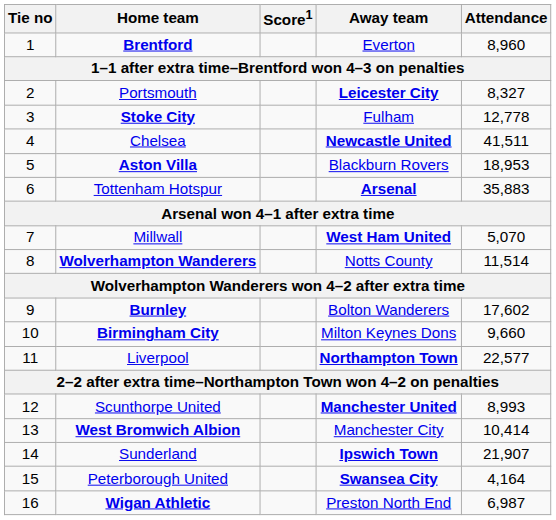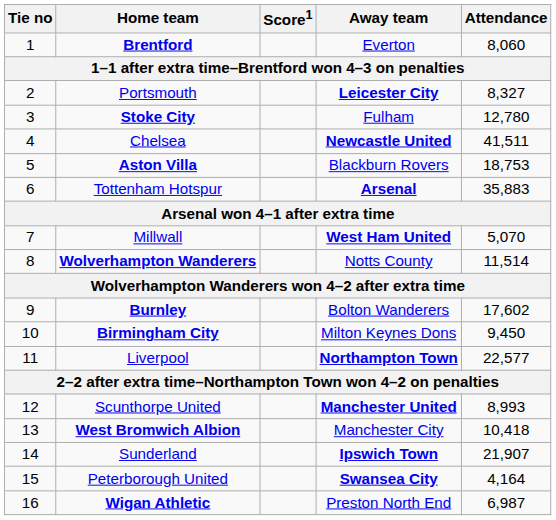(506, 44) 8,960 -> (506, 44) 8,060
(506, 117) 12,778 -> (506, 117) 12,780
(506, 165) 18,953 -> (506, 165) 18,753
(506, 334) 9,660 -> (506, 334) 9,450
(506, 430) 10,414 -> (506, 430) 10,418
